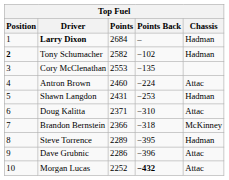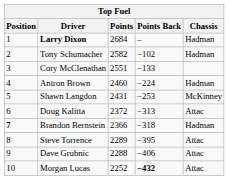(8, 54) bold -> (8, 54) normal
(119, 69) 2553 -> (119, 69) 2551
(146, 69) −135 -> (146, 69) −133
(195, 83) Attac -> (200, 83) Hadman
(200, 97) Hadman -> (204, 97) McKinney
(119, 111) 2371 -> (119, 111) 2372
(146, 111) −310 -> (146, 111) −313
(8, 126) normal -> (8, 126) bold
(204, 126) McKinney -> (200, 126) Hadman
(200, 140) Hadman -> (195, 140) Attac
(119, 154) 2286 -> (119, 154) 2288
(146, 154) −396 -> (146, 154) −406
